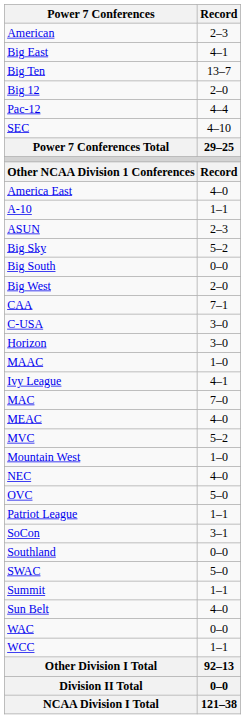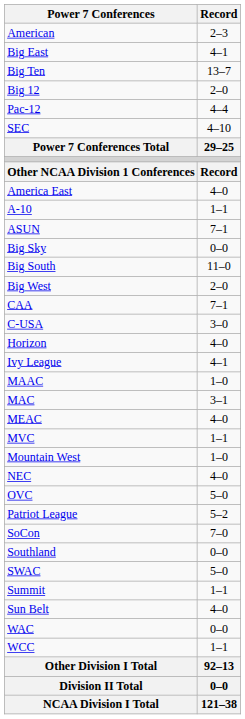(219, 228) 2–3 -> (219, 228) 7–1
(219, 247) 5–2 -> (219, 247) 0–0
(219, 266) 0–0 -> (219, 266) 11–0
(219, 343) 3–0 -> (219, 343) 4–0
rows swapped: (34, 381) <-> (25, 362)
(219, 400) 7–0 -> (219, 400) 3–1
(219, 438) 5–2 -> (219, 438) 1–1
(219, 514) 1–1 -> (219, 514) 5–2
(219, 533) 3–1 -> (219, 533) 7–0
